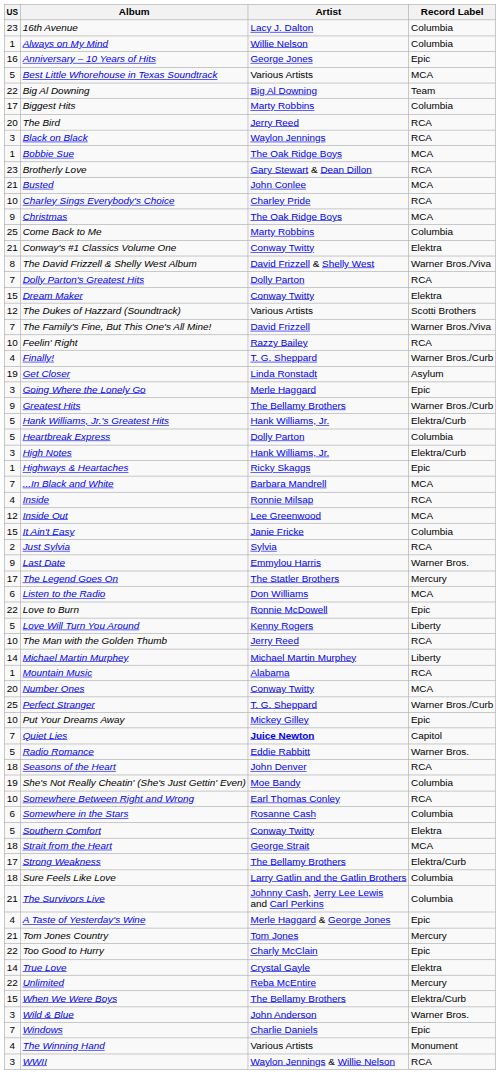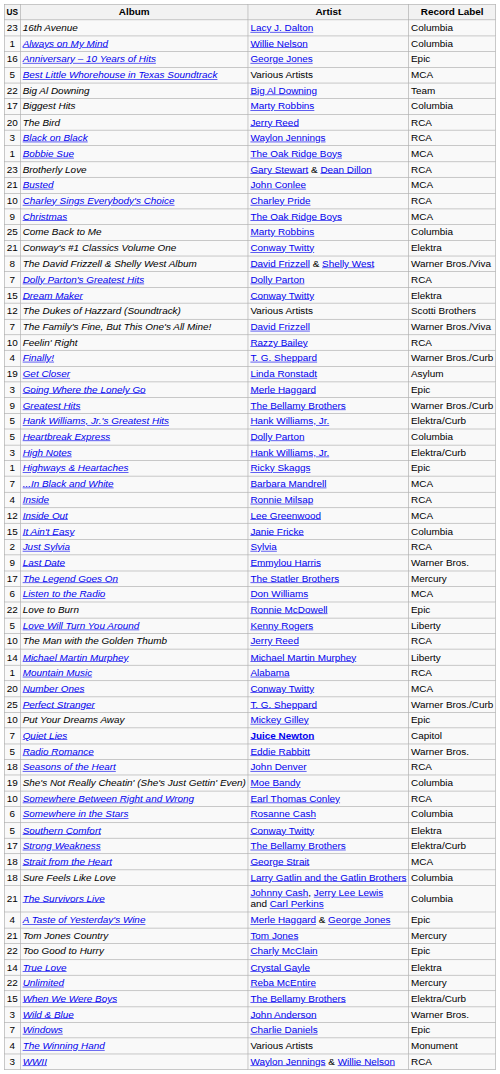rows swapped: (67, 846) <-> (62, 861)
